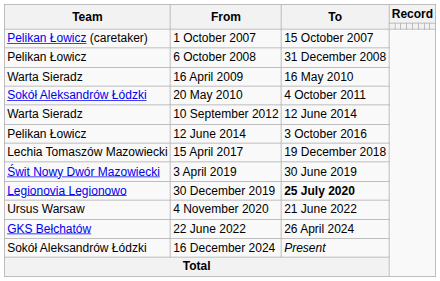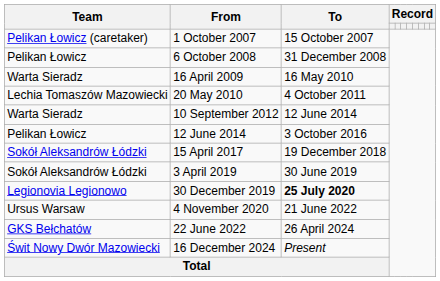(77, 95) Sokół Aleksandrów Łódzki -> (87, 95) Lechia Tomaszów Mazowiecki
(87, 152) Lechia Tomaszów Mazowiecki -> (77, 152) Sokół Aleksandrów Łódzki
(83, 171) Świt Nowy Dwór Mazowiecki -> (77, 171) Sokół Aleksandrów Łódzki
(77, 247) Sokół Aleksandrów Łódzki -> (83, 247) Świt Nowy Dwór Mazowiecki
